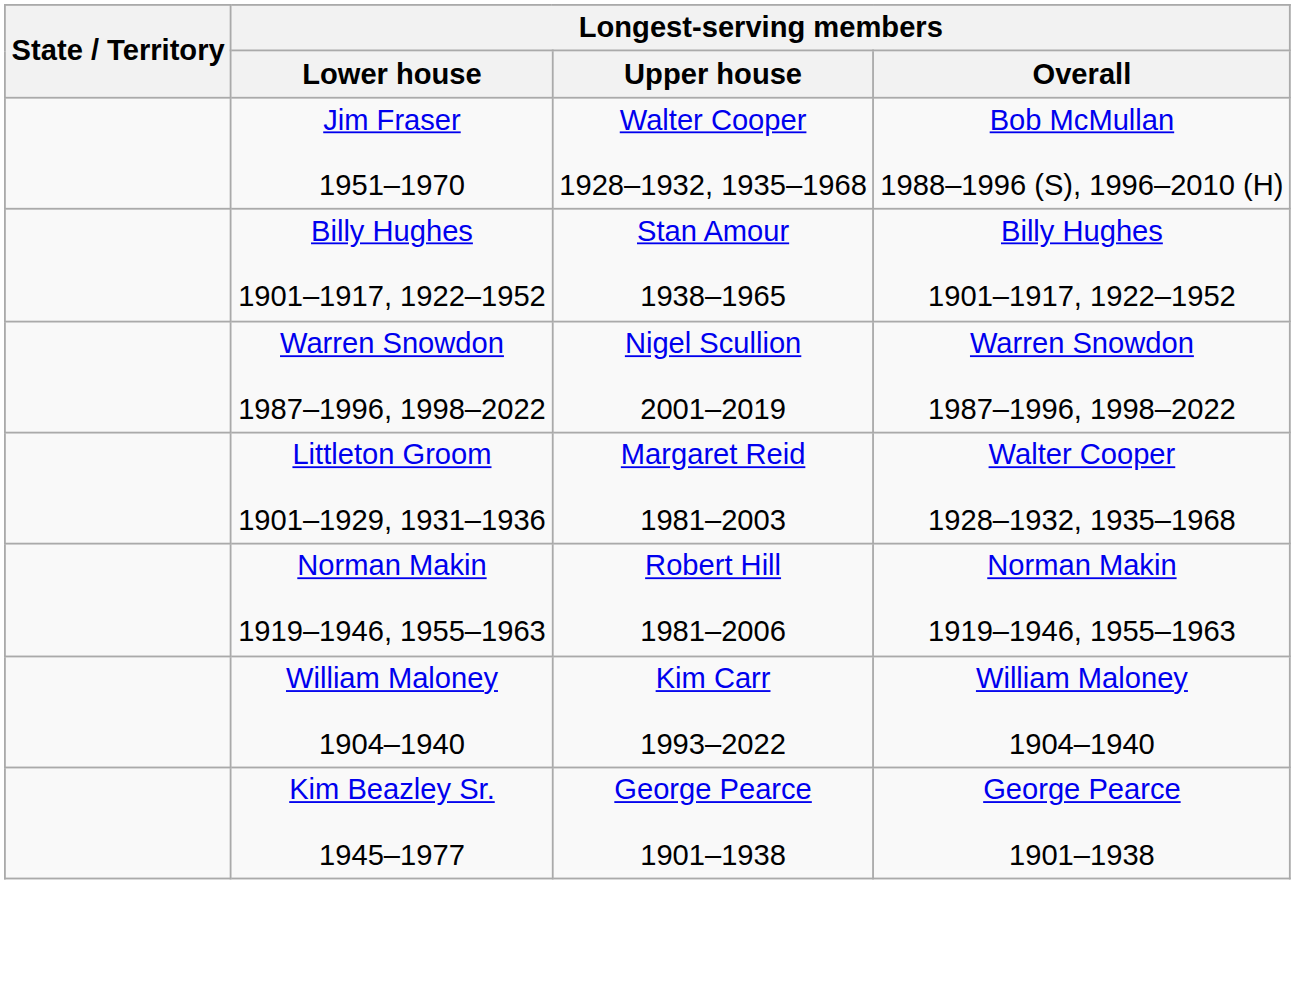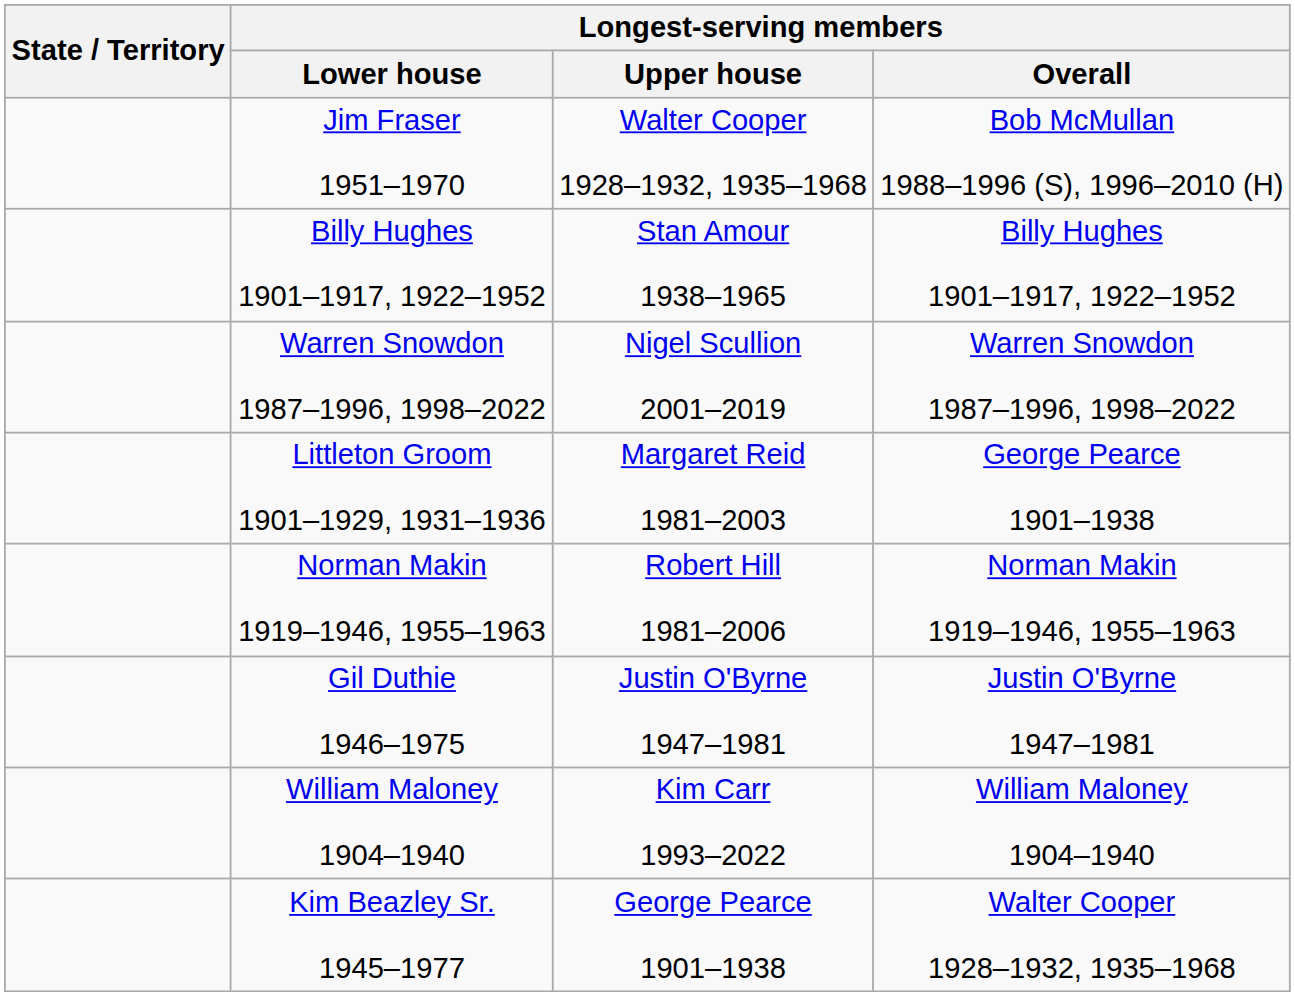(1082, 487) Walter Cooper 1928–1932, 1935–1968 -> (1082, 487) George Pearce 1901–1938
+ row: (392, 711)
(1082, 822) George Pearce 1901–1938 -> (1082, 934) Walter Cooper 1928–1932, 1935–1968
